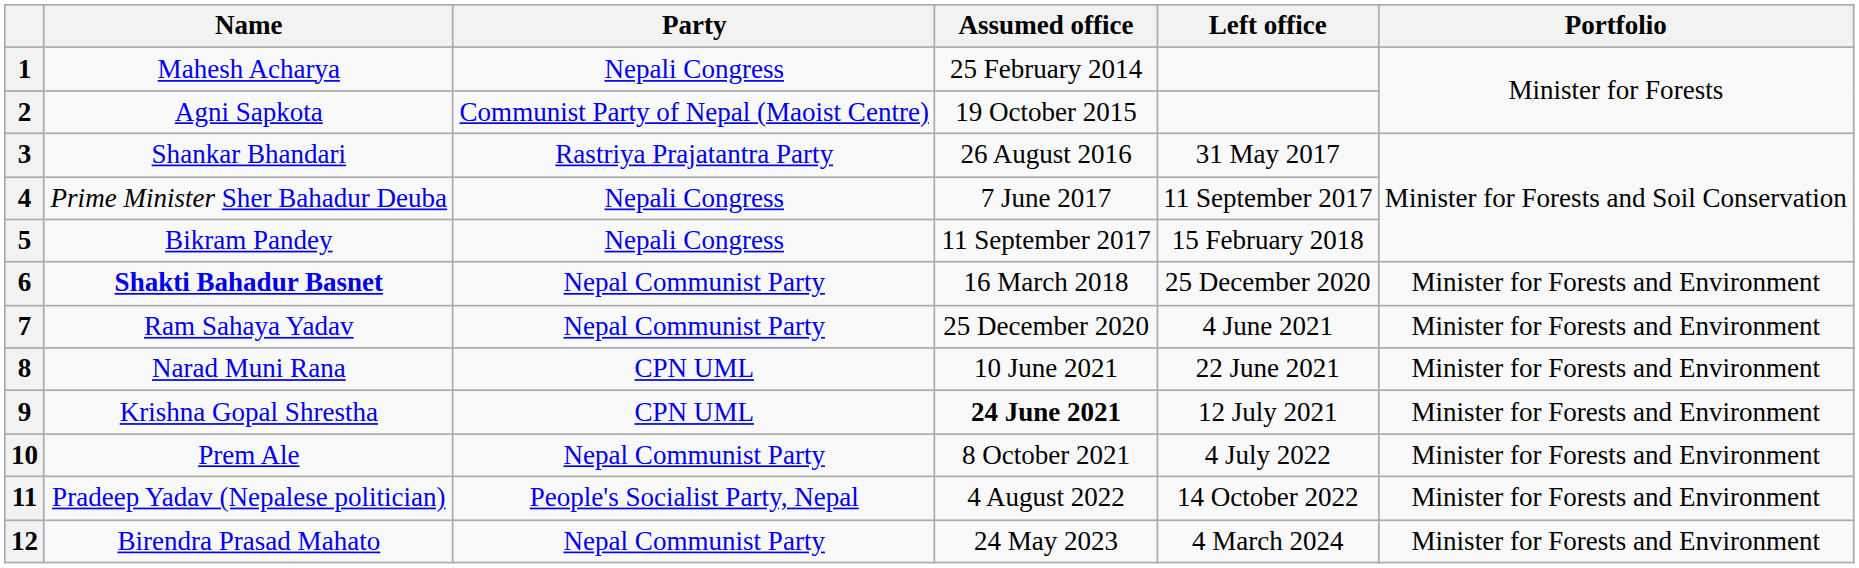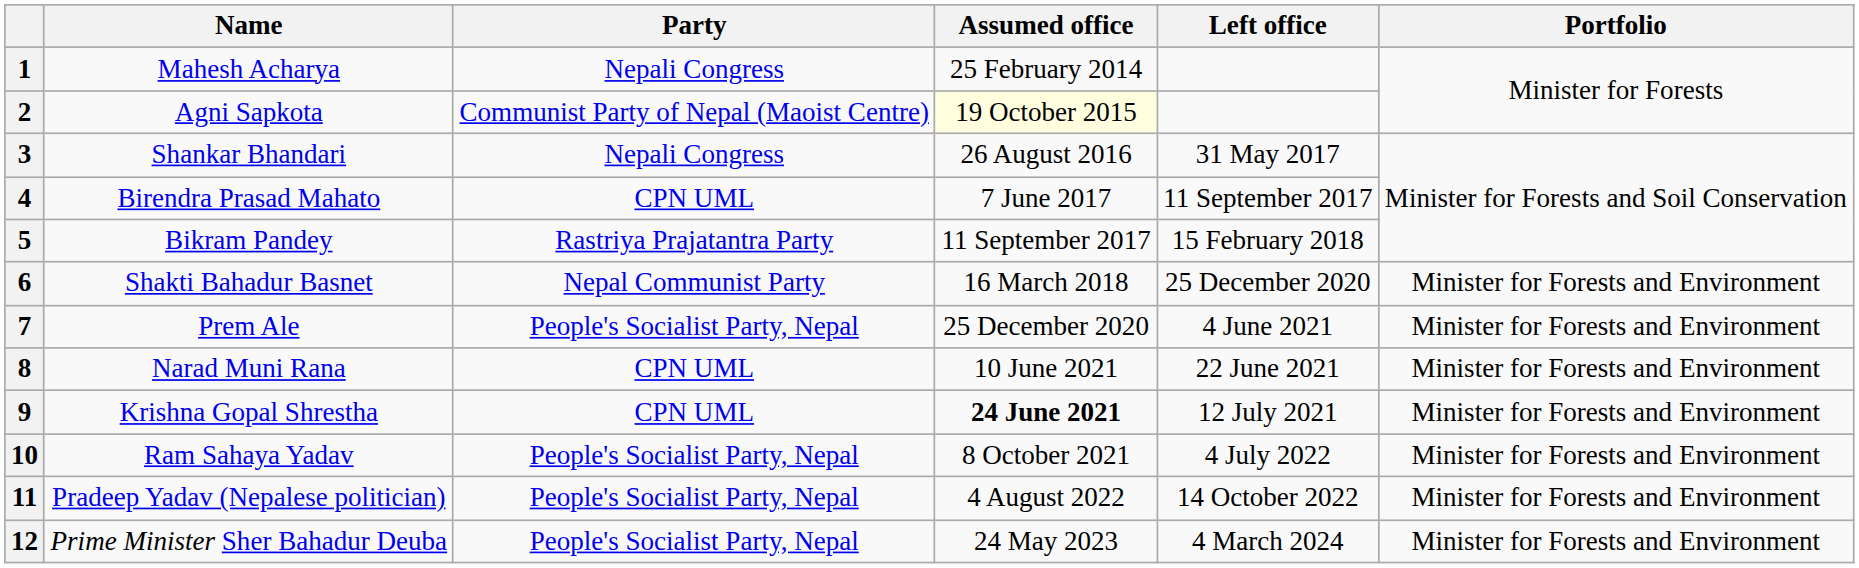(1046, 111) no background -> (1046, 111) lightyellow background
(694, 154) Rastriya Prajatantra Party -> (694, 154) Nepali Congress
(249, 197) Prime Minister Sher Bahadur Deuba -> (249, 197) Birendra Prasad Mahato
(694, 197) Nepali Congress -> (694, 197) CPN UML
(694, 240) Nepali Congress -> (694, 240) Rastriya Prajatantra Party
(249, 283) bold -> (249, 283) normal
(249, 326) Ram Sahaya Yadav -> (249, 326) Prem Ale
(694, 326) Nepal Communist Party -> (694, 326) People's Socialist Party, Nepal
(249, 454) Prem Ale -> (249, 454) Ram Sahaya Yadav
(694, 454) Nepal Communist Party -> (694, 454) People's Socialist Party, Nepal
(249, 540) Birendra Prasad Mahato -> (249, 540) Prime Minister Sher Bahadur Deuba
(694, 540) Nepal Communist Party -> (694, 540) People's Socialist Party, Nepal
